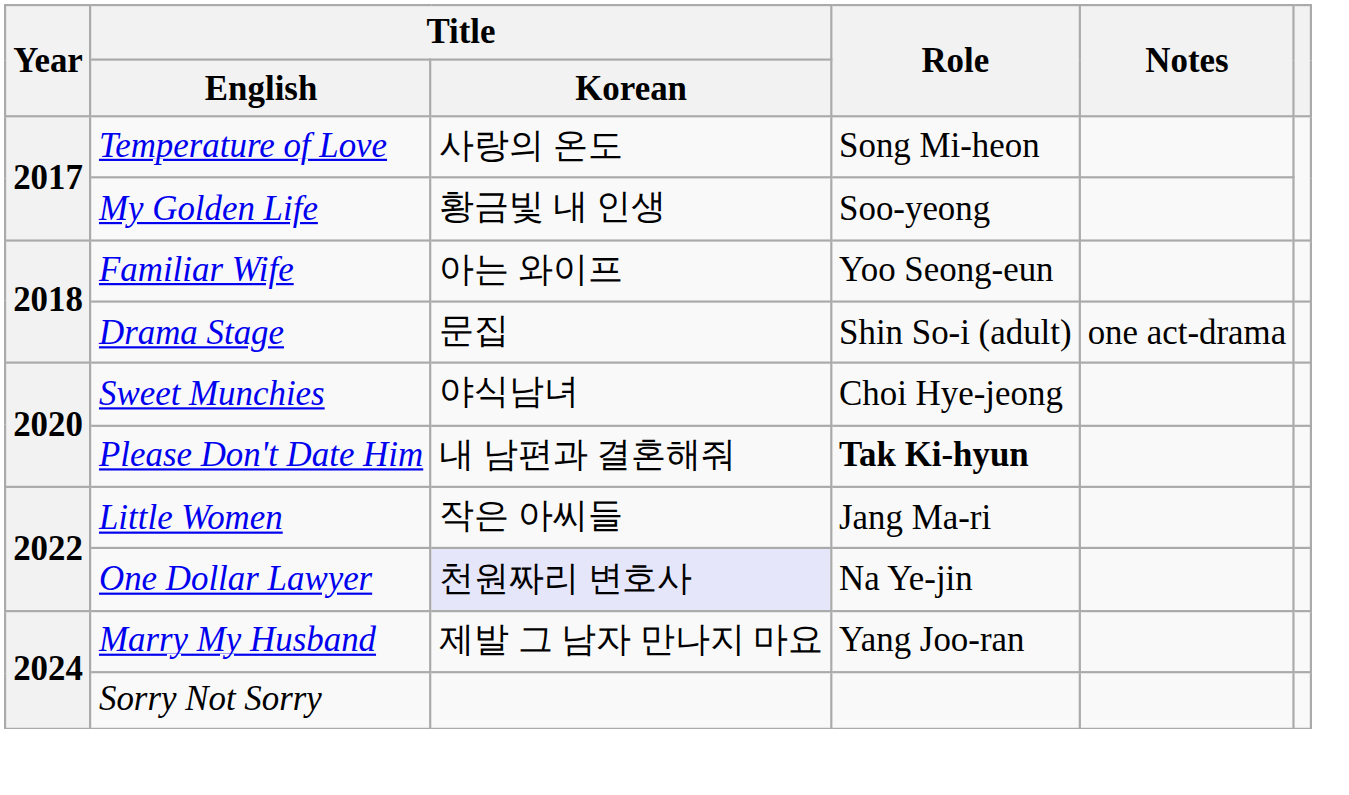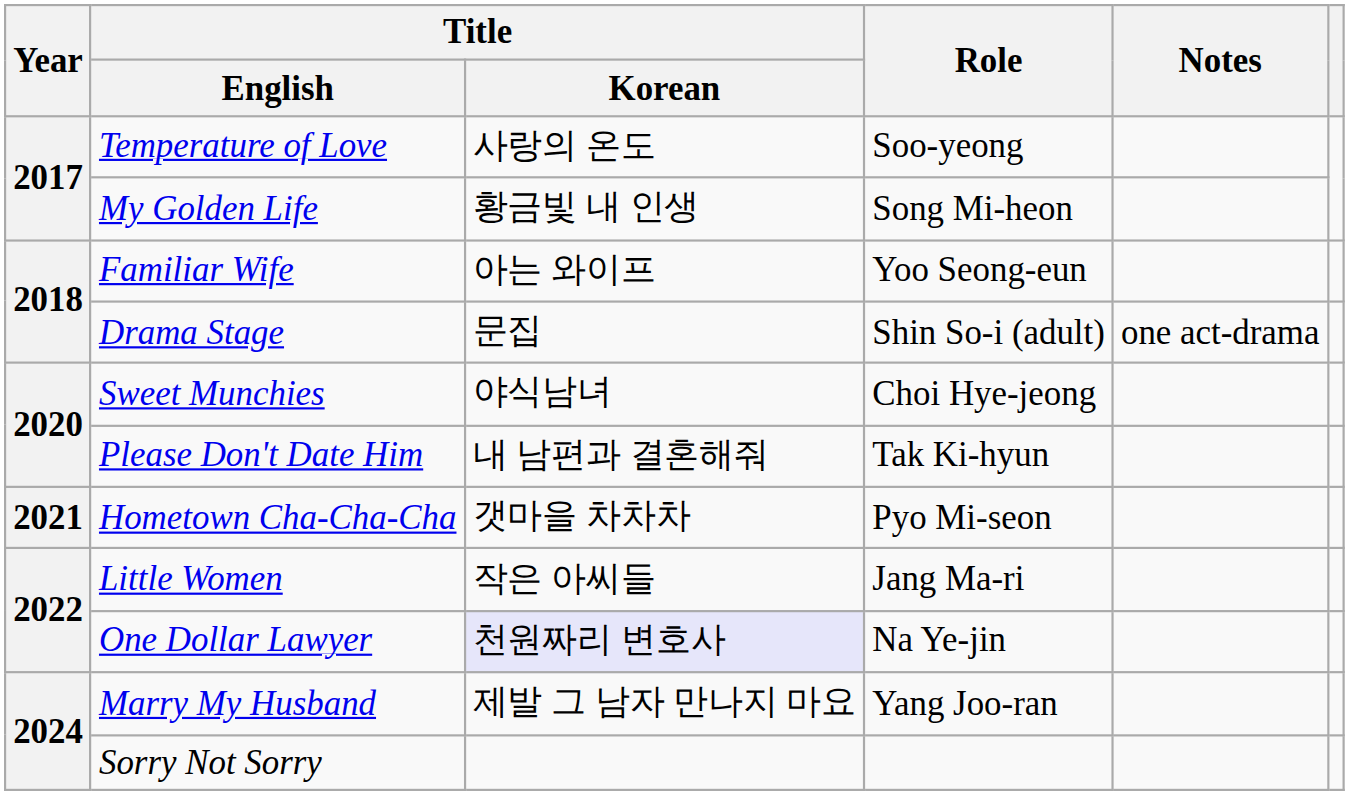(939, 146) Song Mi-heon -> (948, 146) Soo-yeong
(915, 207) Soo-yeong -> (973, 207) Song Mi-heon
(934, 455) bold -> (961, 455) normal
+ row: (278, 517)
